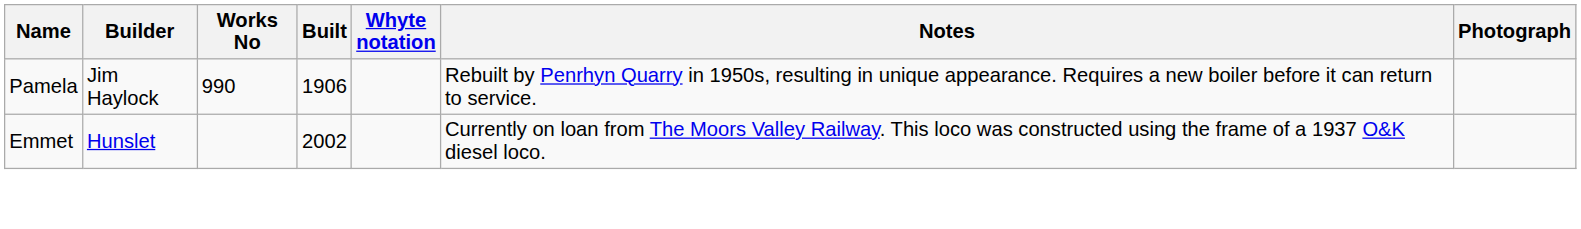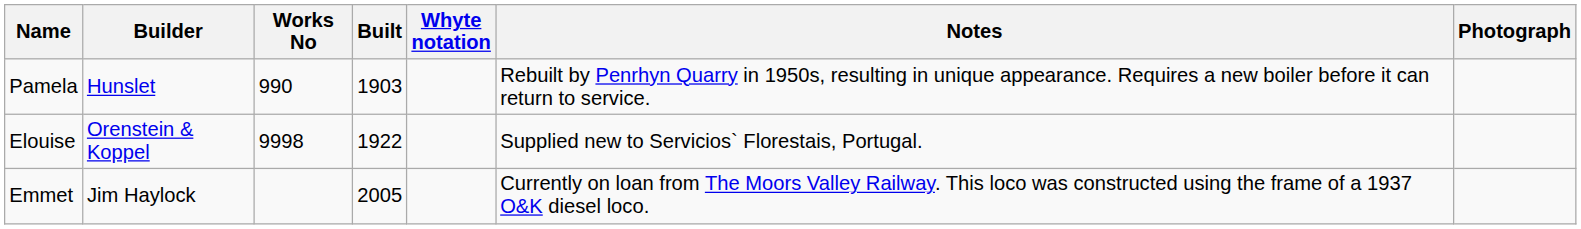(123, 86) Jim Haylock -> (121, 86) Hunslet
(325, 86) 1906 -> (380, 86) 1903
+ row: (42, 141)
(121, 141) Hunslet -> (141, 195) Jim Haylock
(325, 141) 2002 -> (380, 195) 2005
